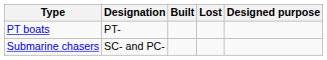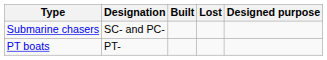rows swapped: (28, 30) <-> (53, 47)
